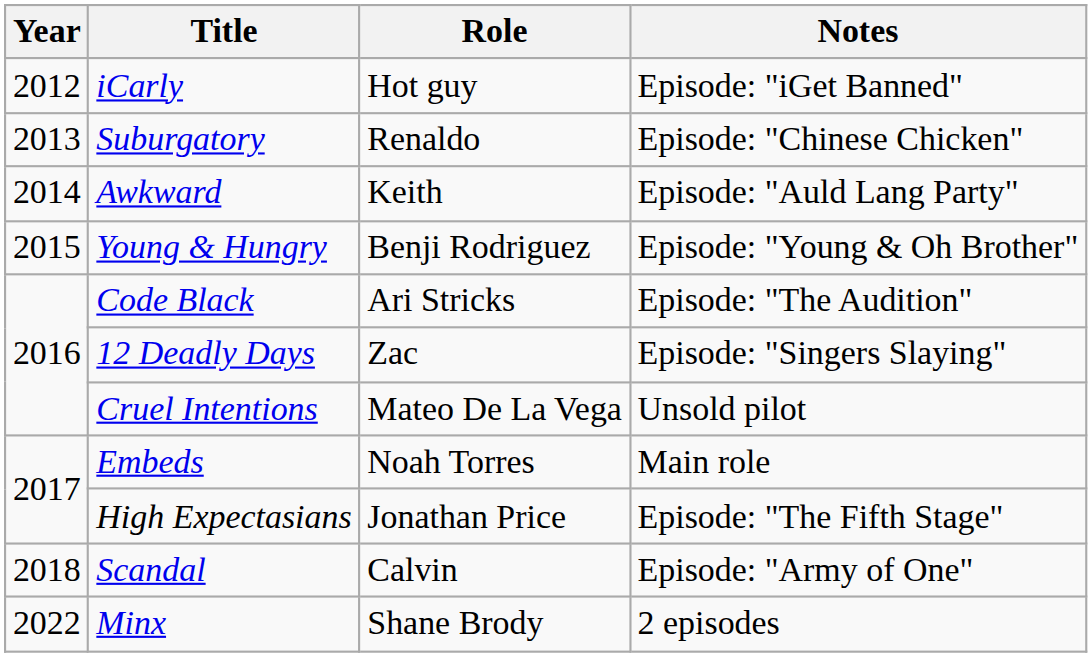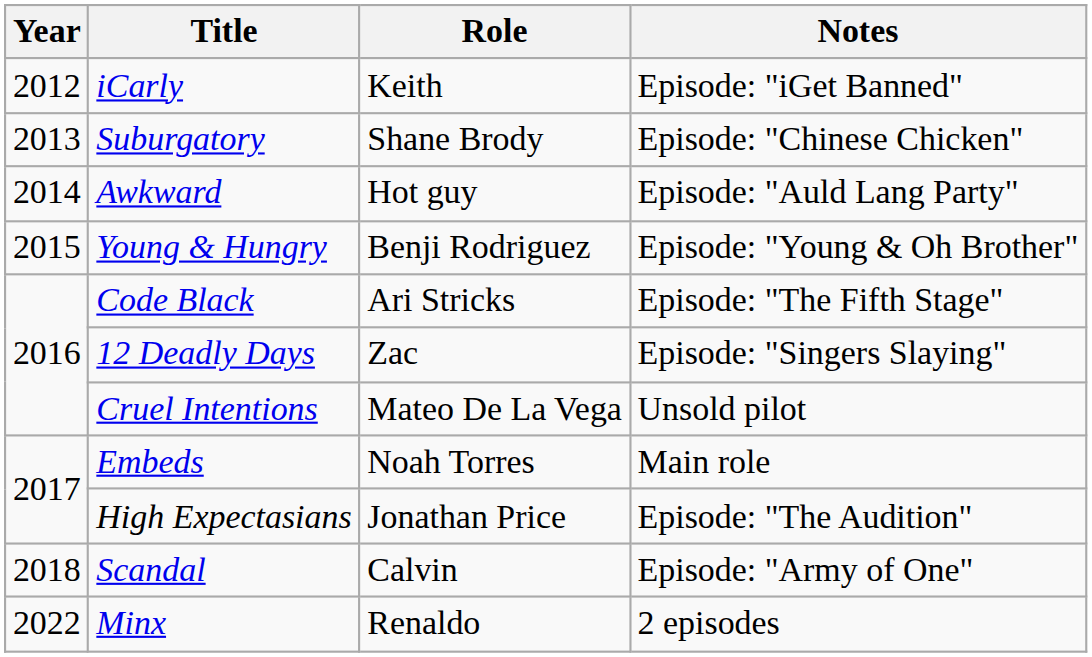(422, 85) Hot guy -> (405, 85) Keith
(424, 138) Renaldo -> (455, 138) Shane Brody
(405, 192) Keith -> (422, 192) Hot guy
(805, 300) Episode: "The Audition" -> (820, 300) Episode: "The Fifth Stage"
(820, 515) Episode: "The Fifth Stage" -> (805, 515) Episode: "The Audition"
(455, 623) Shane Brody -> (424, 623) Renaldo
